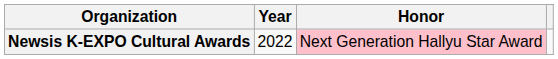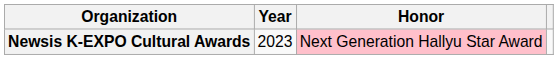(275, 41) 2022 -> (275, 41) 2023
